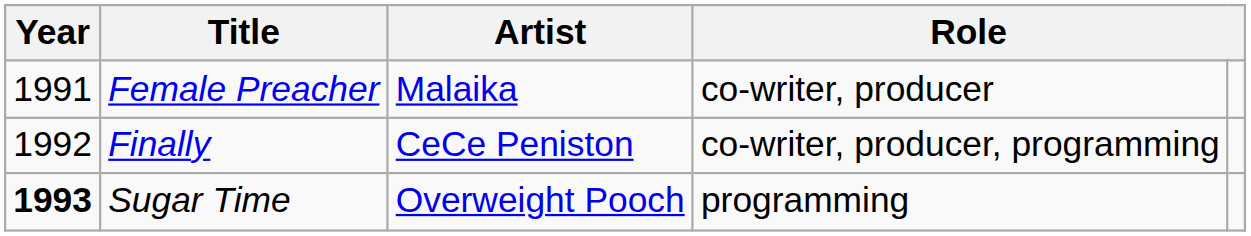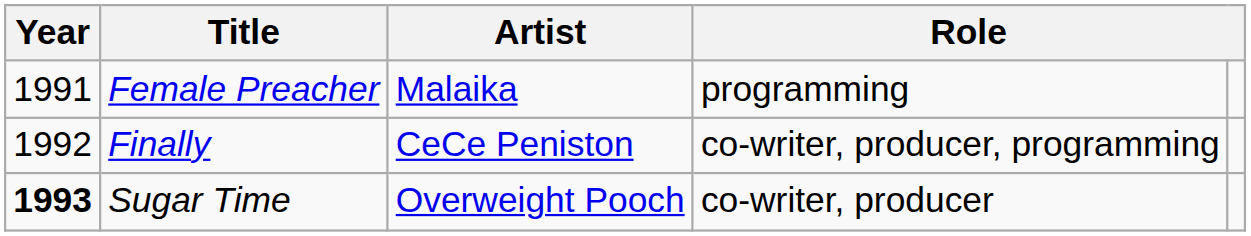(847, 88) co-writer, producer -> (805, 88) programming
(805, 200) programming -> (847, 200) co-writer, producer
